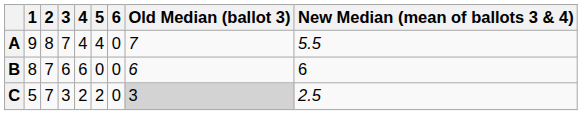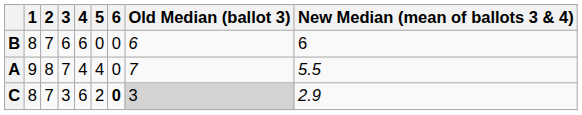rows swapped: (14, 43) <-> (14, 69)
(32, 95) 5 -> (32, 95) 8
(83, 95) 2 -> (83, 95) 6
(116, 95) normal -> (116, 95) bold
(310, 95) 2.5 -> (310, 95) 2.9
